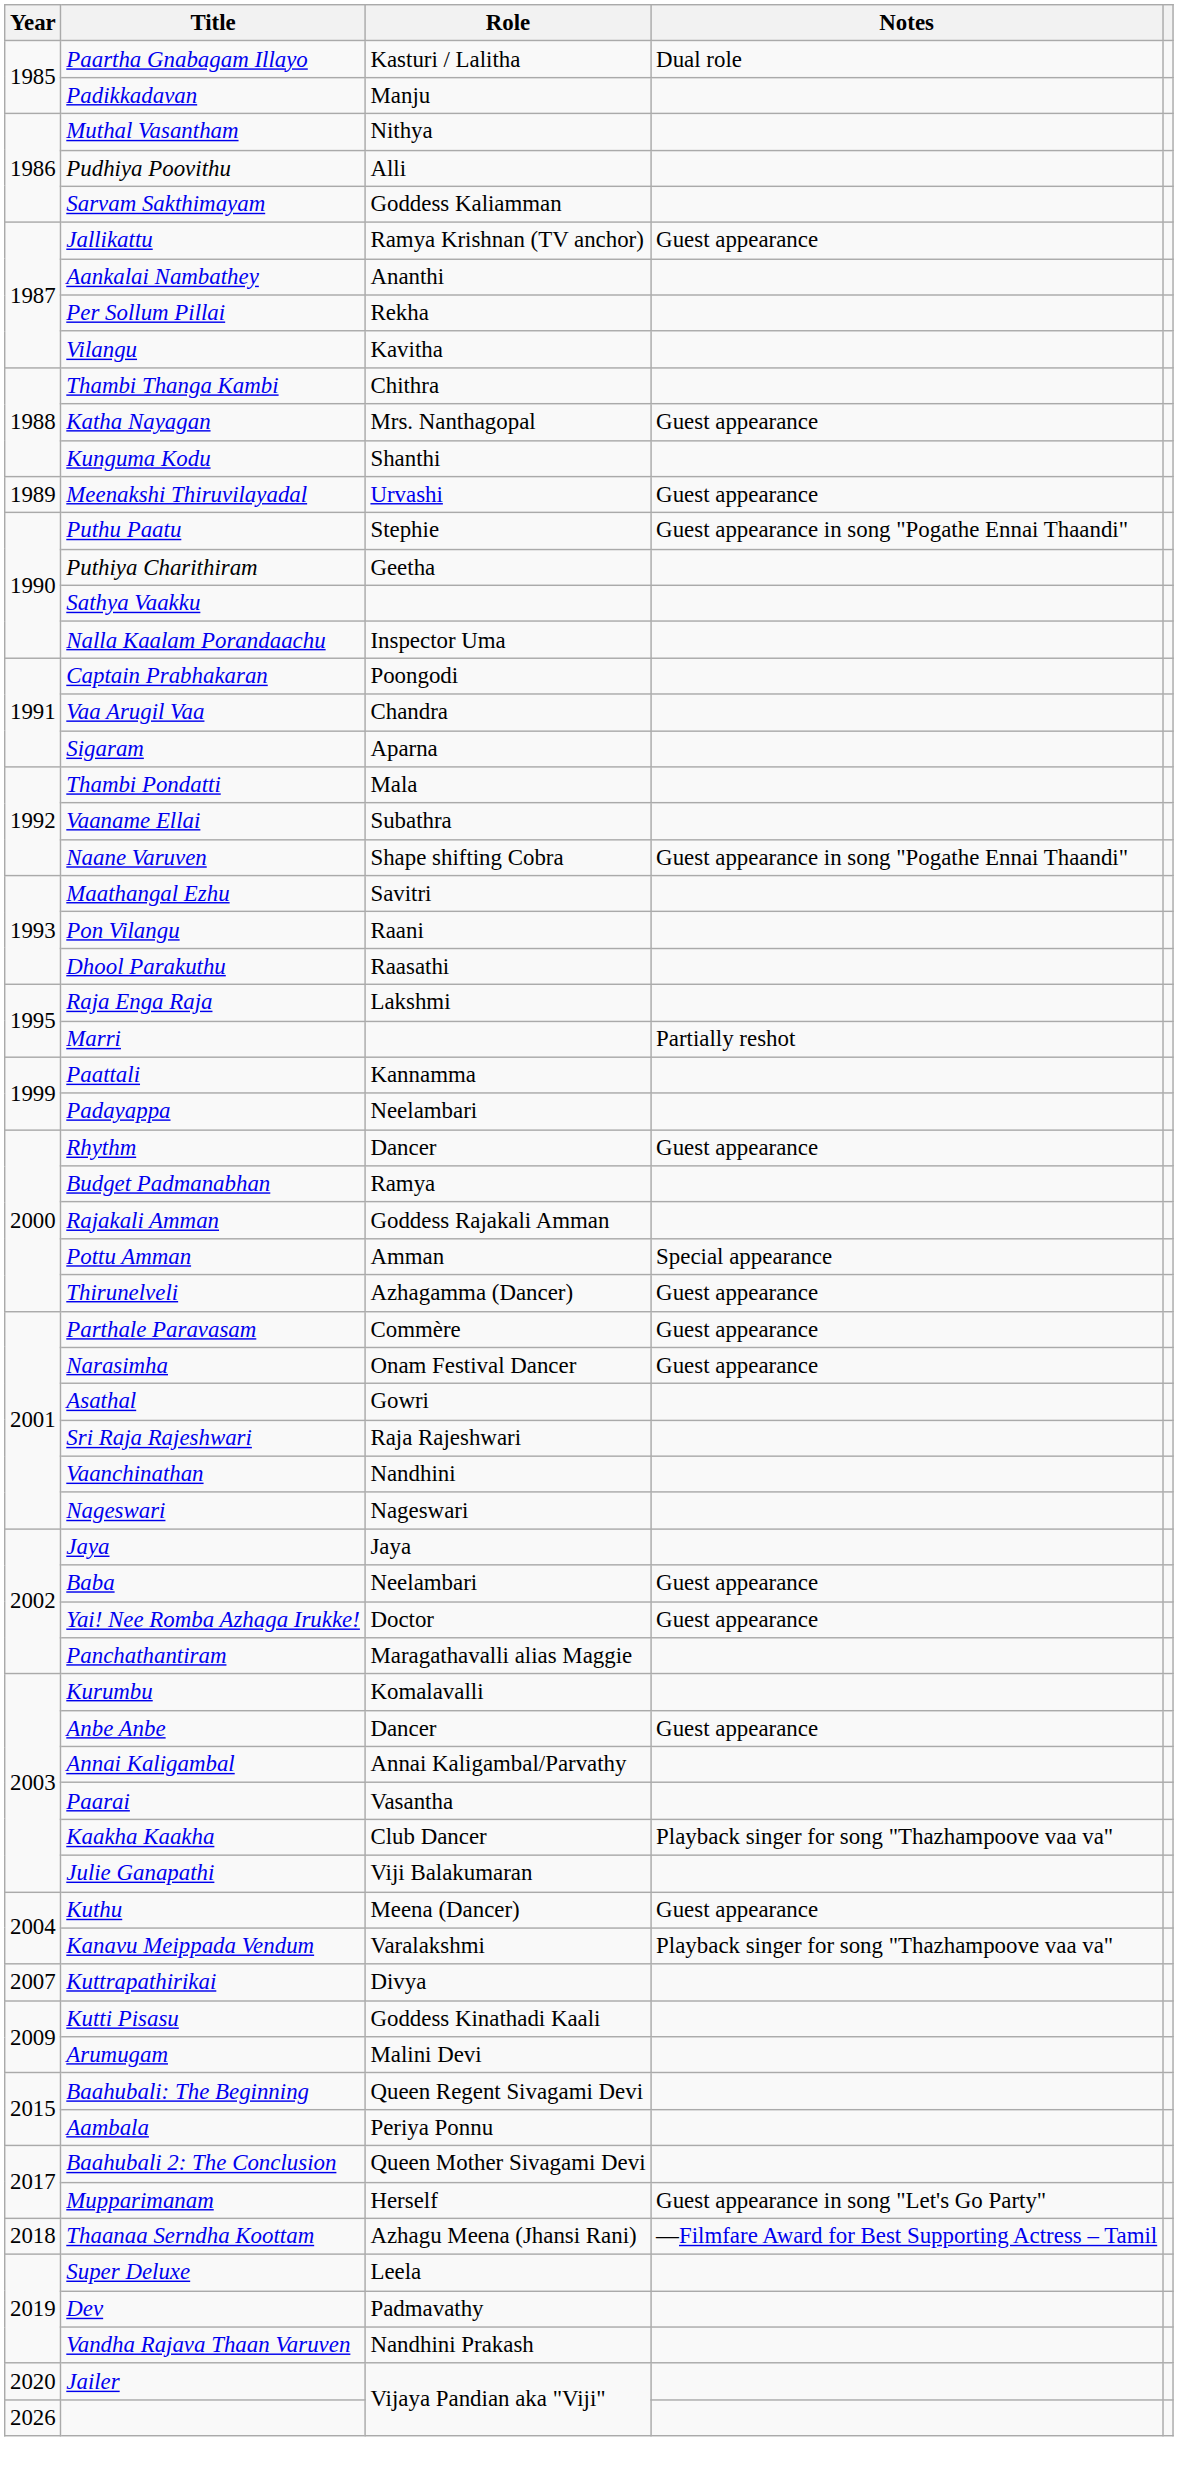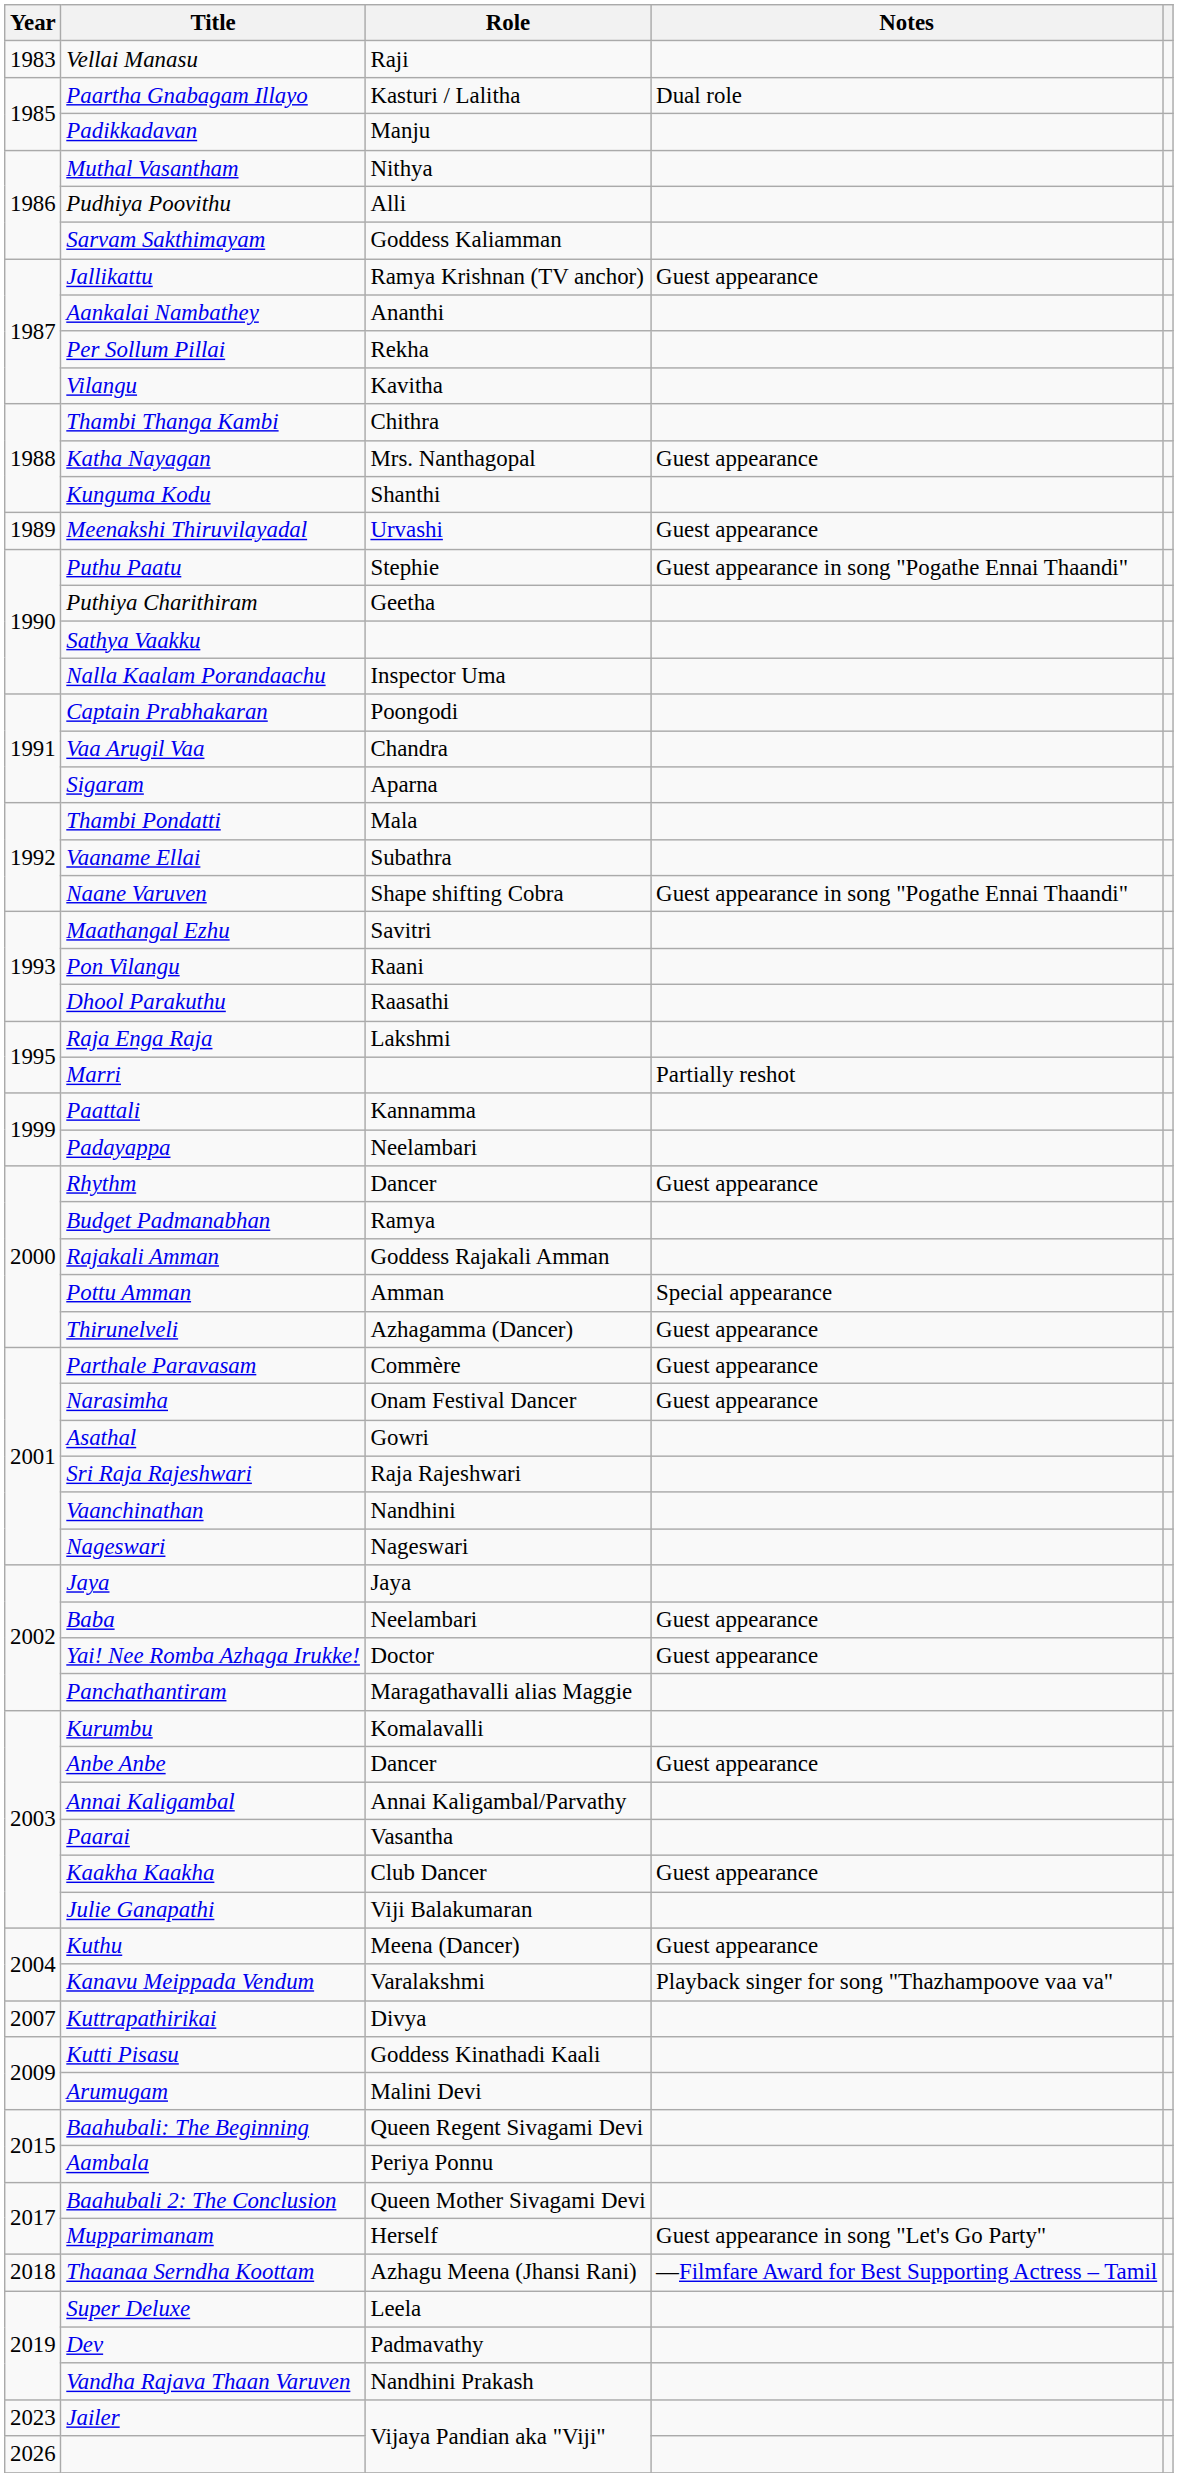+ row: (132, 58)
(885, 1836) Playback singer for song "Thazhampoove vaa va" -> (737, 1873) Guest appearance
(33, 2381) 2020 -> (33, 2417) 2023
